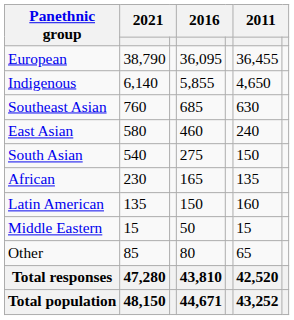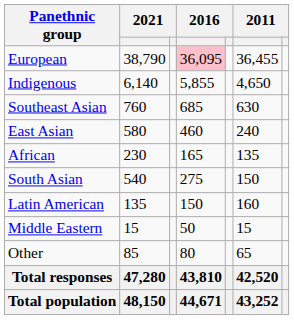(201, 58) no background -> (201, 58) pink background
rows swapped: (45, 155) <-> (31, 180)
